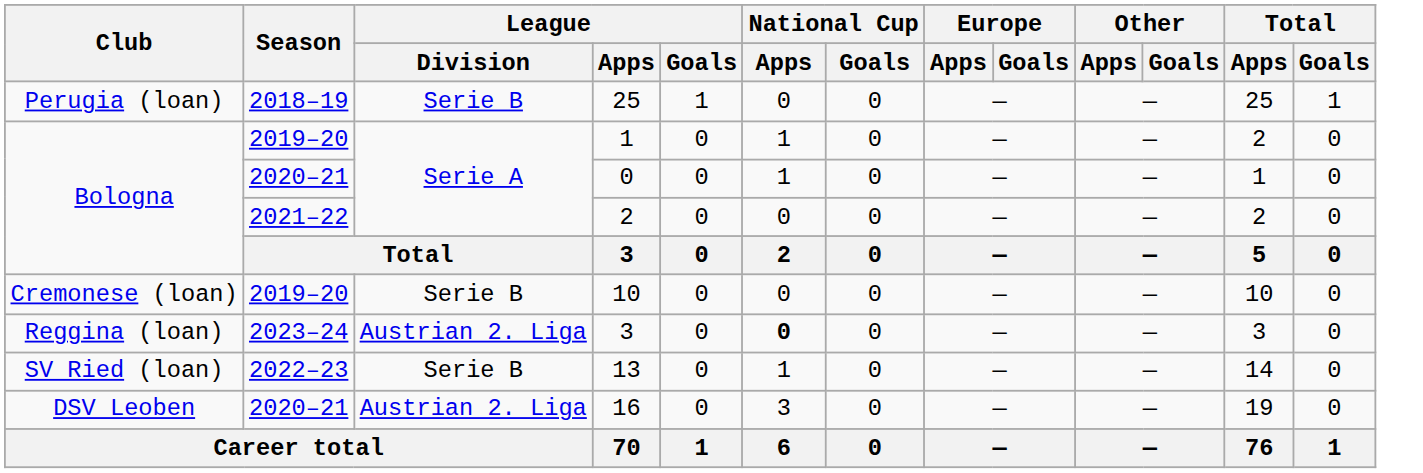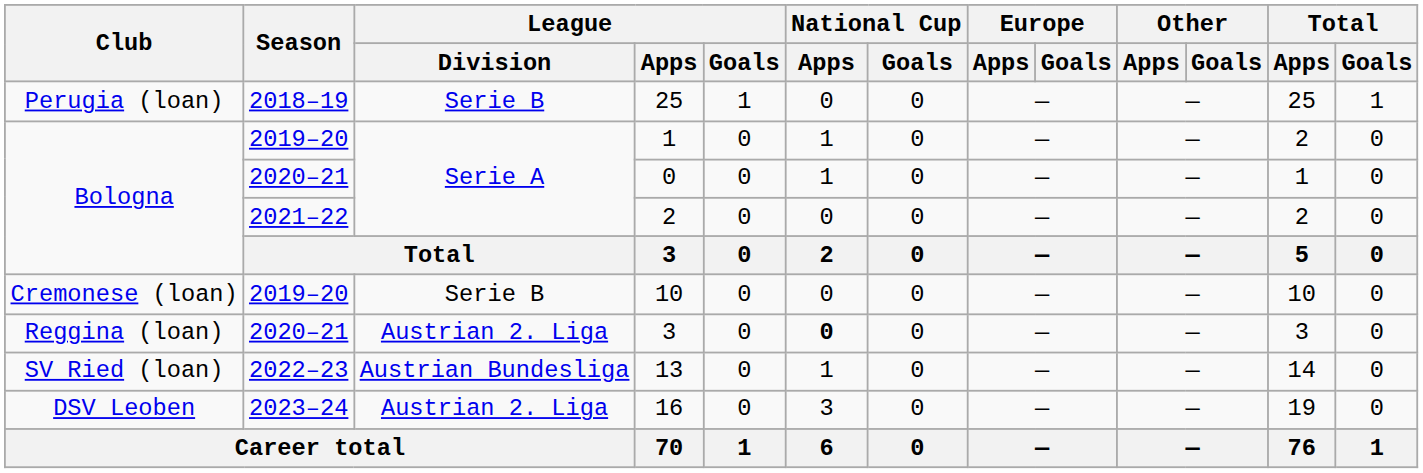(299, 333) 2023–24 -> (299, 333) 2020–21
(473, 371) Serie B -> (495, 371) Austrian Bundesliga
(299, 410) 2020–21 -> (299, 410) 2023–24
